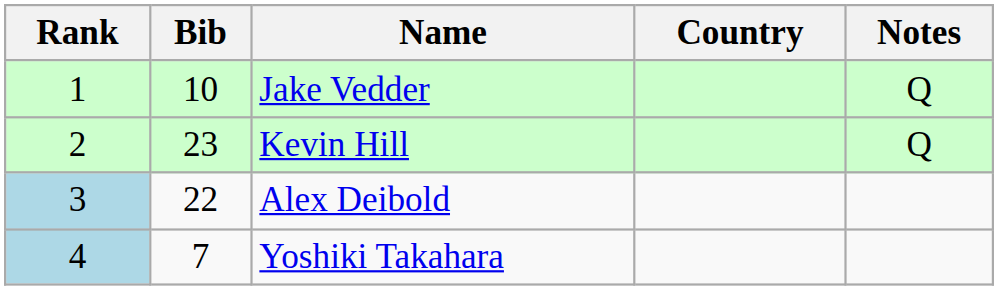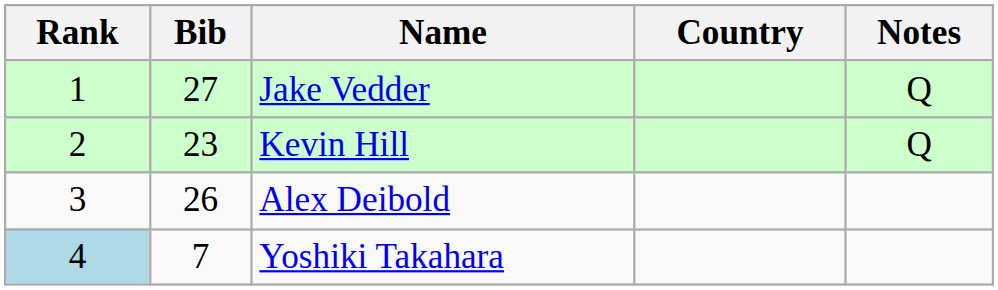(200, 88) 10 -> (200, 88) 27
(77, 199) lightblue background -> (77, 199) no background
(200, 199) 22 -> (200, 199) 26
